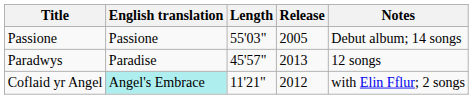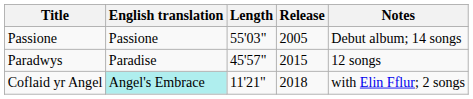(294, 60) 2013 -> (294, 60) 2015
(294, 82) 2012 -> (294, 82) 2018
